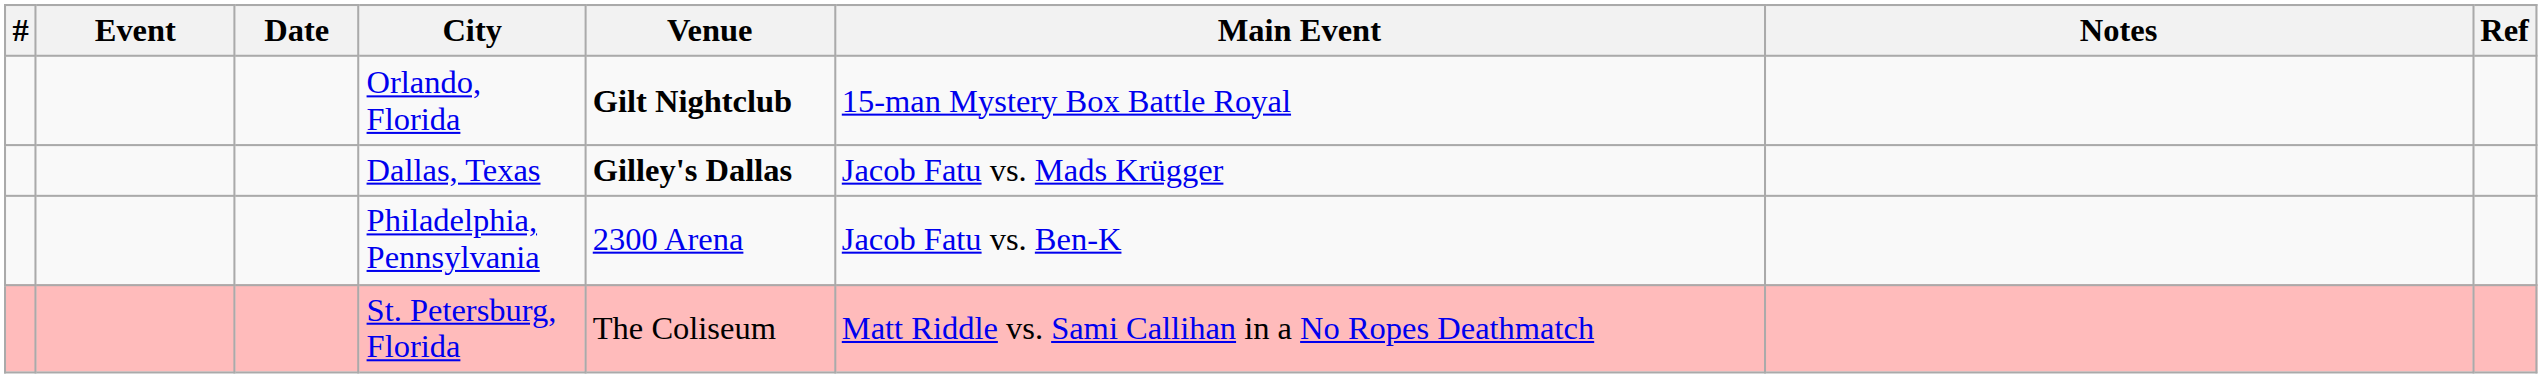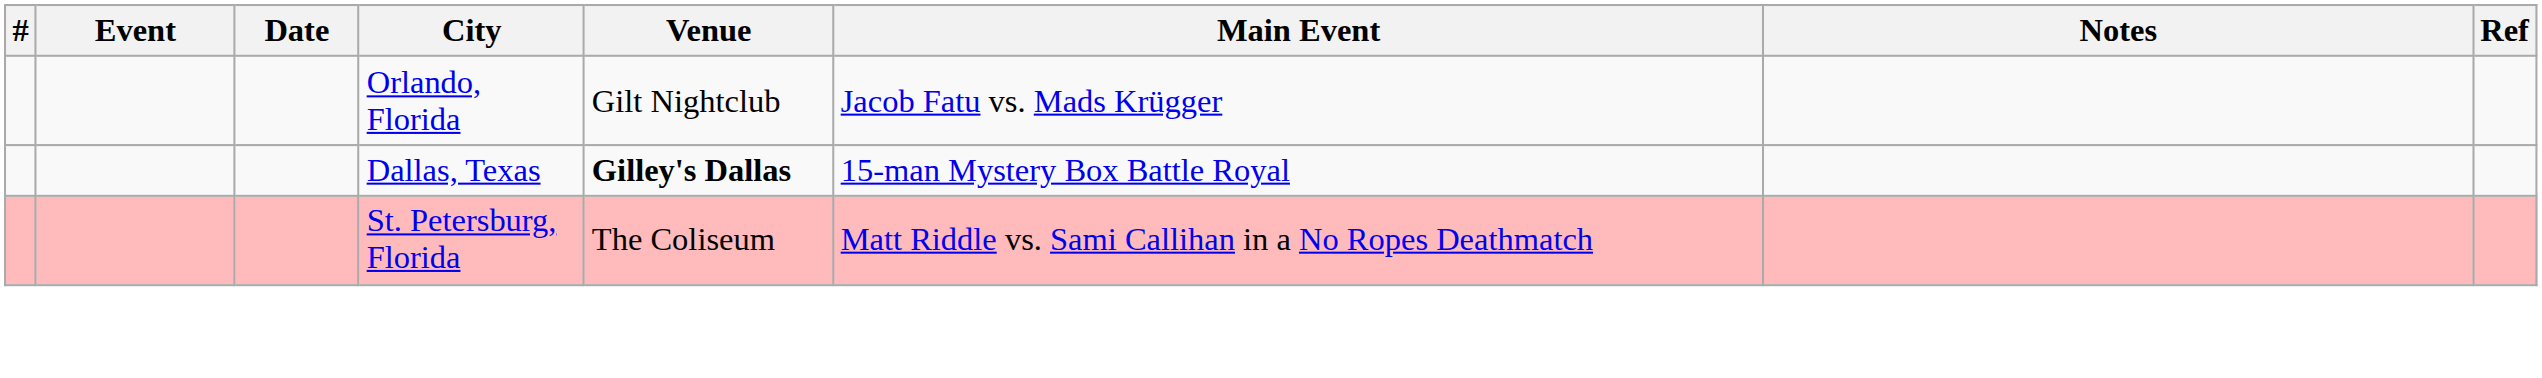(692, 100) bold -> (686, 100) normal
(1066, 100) 15-man Mystery Box Battle Royal -> (1031, 100) Jacob Fatu vs. Mads Krügger
(1033, 169) Jacob Fatu vs. Mads Krügger -> (1065, 169) 15-man Mystery Box Battle Royal
- row: (453, 239)
